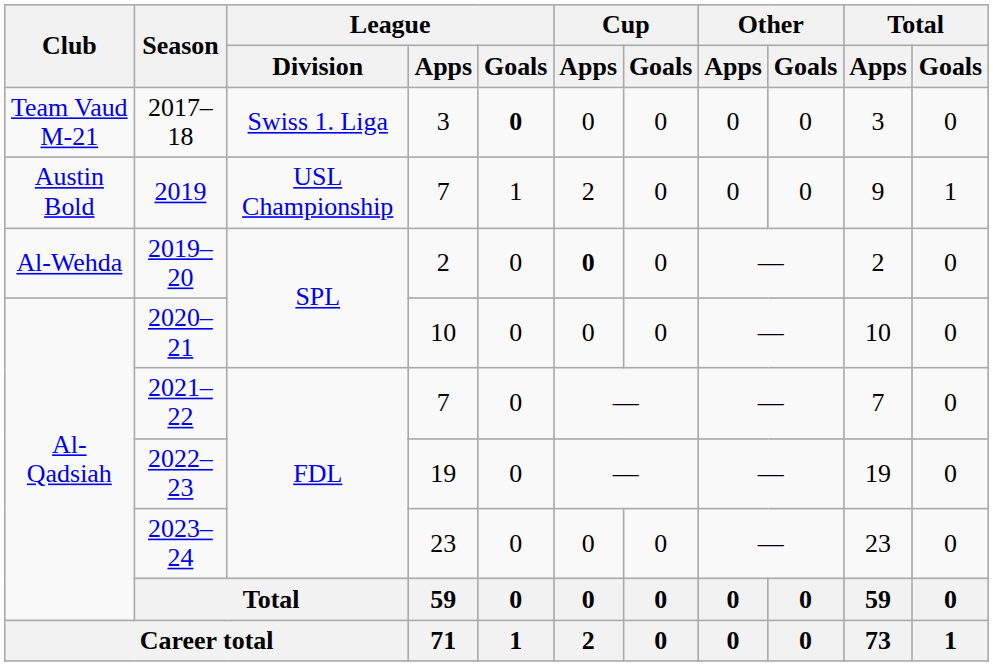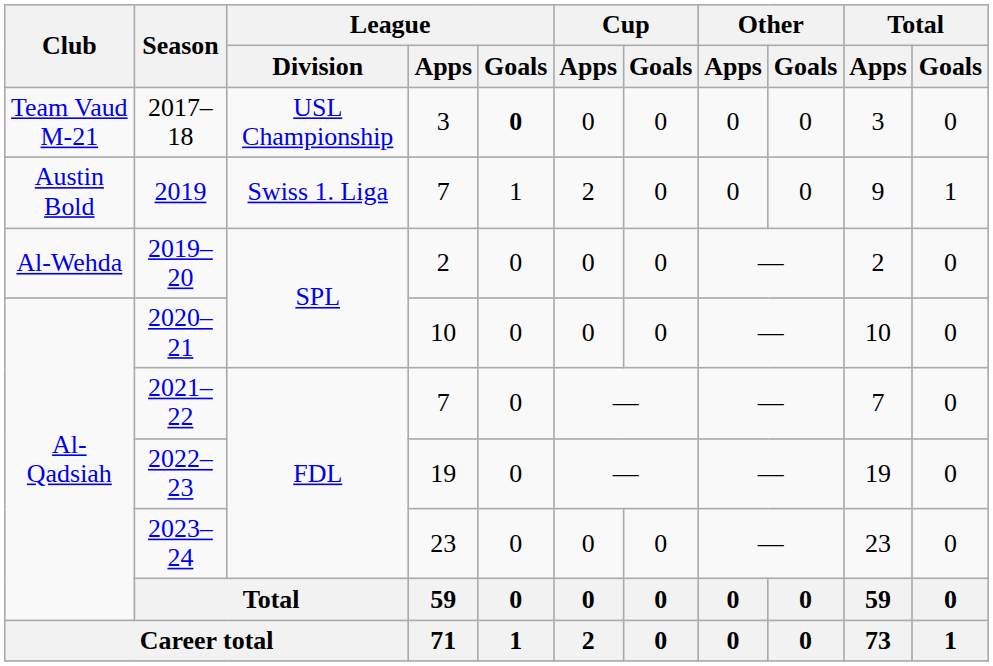(318, 121) Swiss 1. Liga -> (318, 121) USL Championship
(318, 192) USL Championship -> (318, 192) Swiss 1. Liga
(588, 262) bold -> (588, 262) normal
